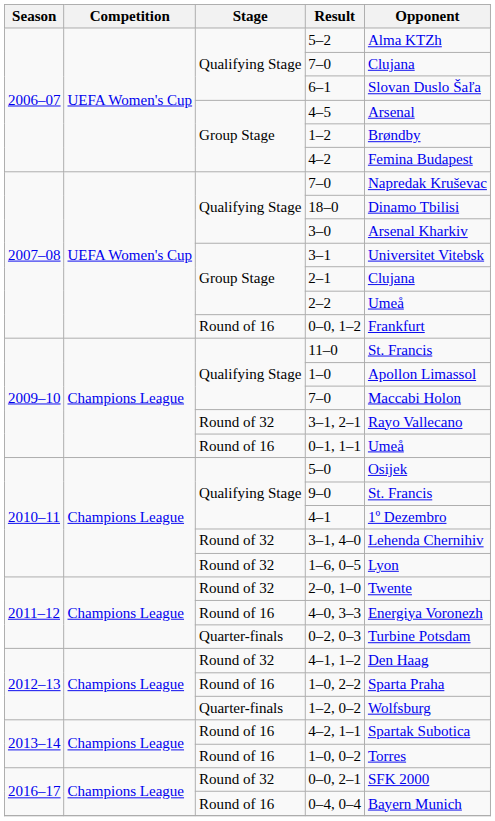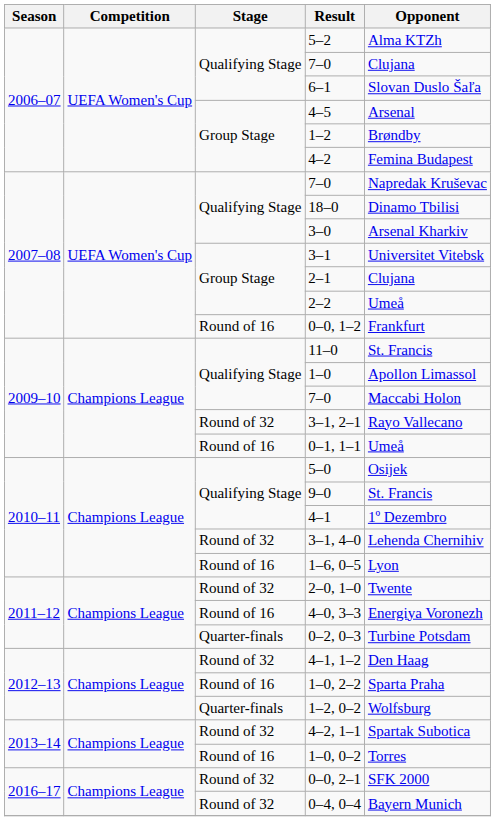(237, 565) Round of 32 -> (237, 565) Round of 16
(237, 732) Round of 16 -> (237, 732) Round of 32
(237, 803) Round of 16 -> (237, 803) Round of 32
